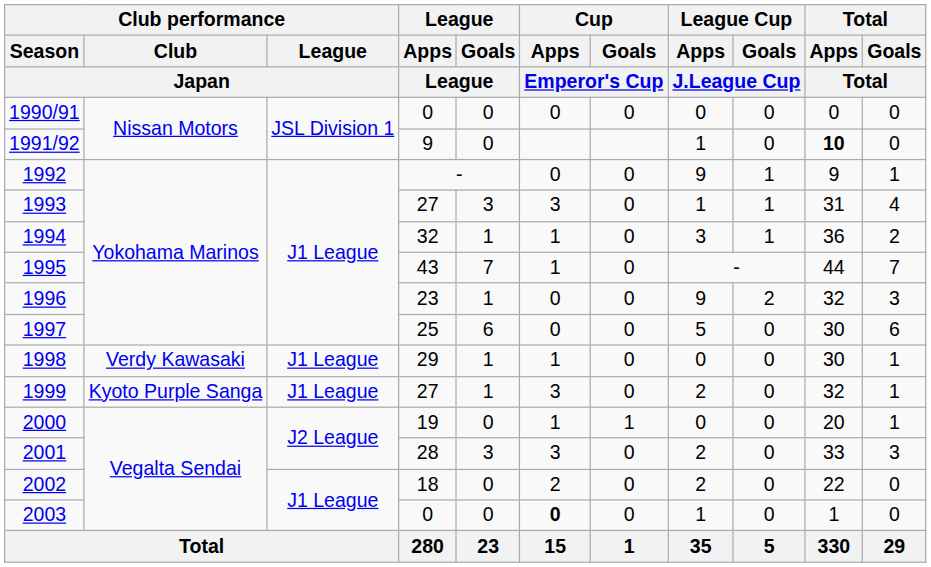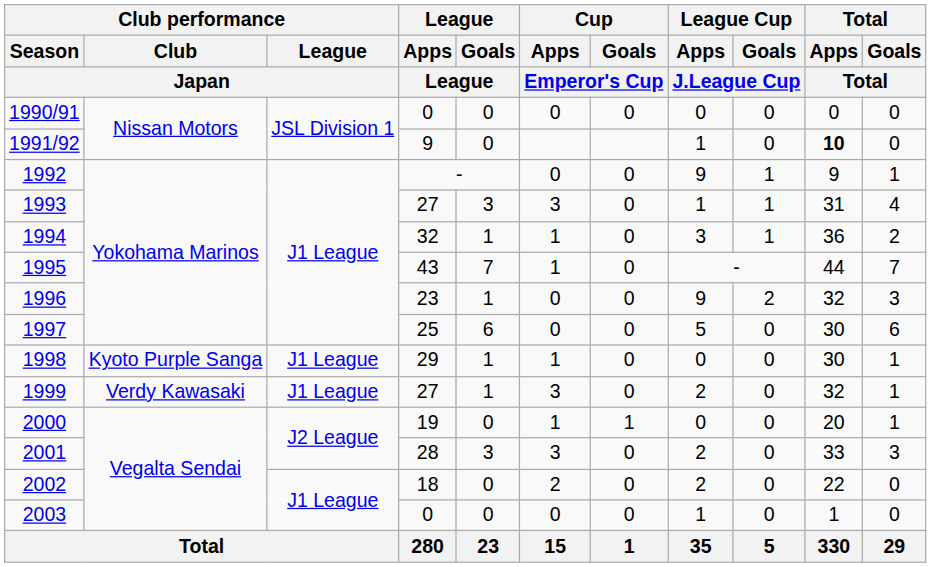(175, 360) Verdy Kawasaki -> (175, 360) Kyoto Purple Sanga
(175, 391) Kyoto Purple Sanga -> (175, 391) Verdy Kawasaki
(555, 515) bold -> (555, 515) normal
